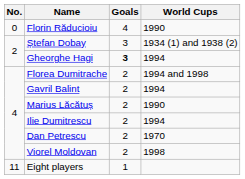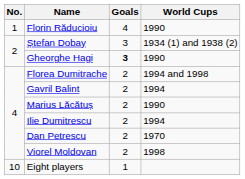(14, 27) 0 -> (14, 27) 1
(154, 58) 1994 -> (154, 58) 1990
(14, 167) 11 -> (14, 167) 10
